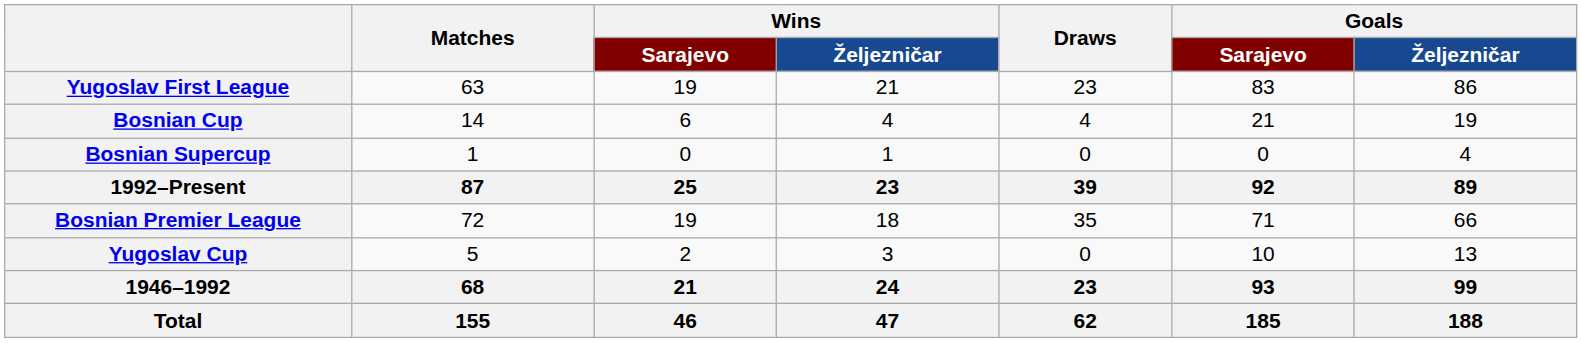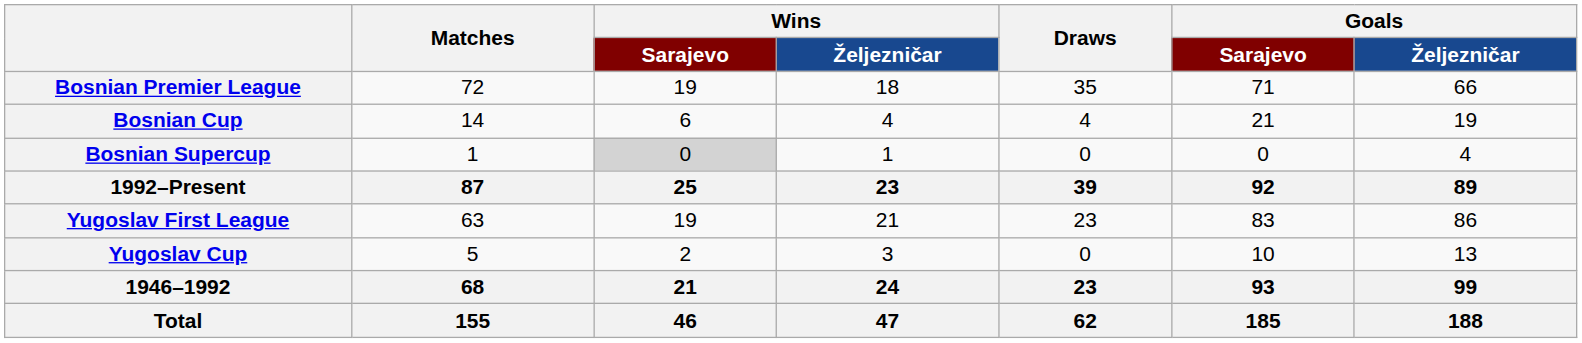rows swapped: (178, 220) <-> (178, 87)
(685, 154) no background -> (685, 154) lightgrey background
